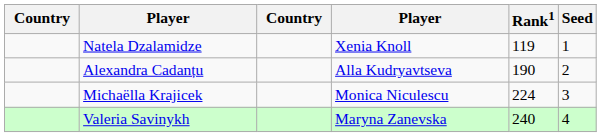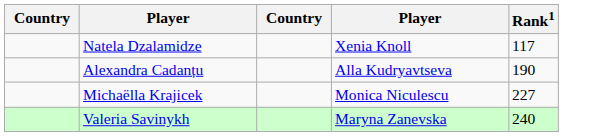- column: (577, 18)
(523, 45) 119 -> (523, 45) 117
(524, 94) 224 -> (524, 94) 227
